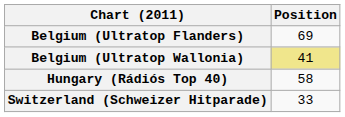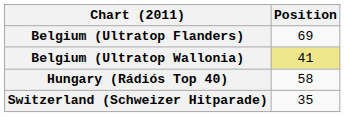(305, 101) 33 -> (305, 101) 35
